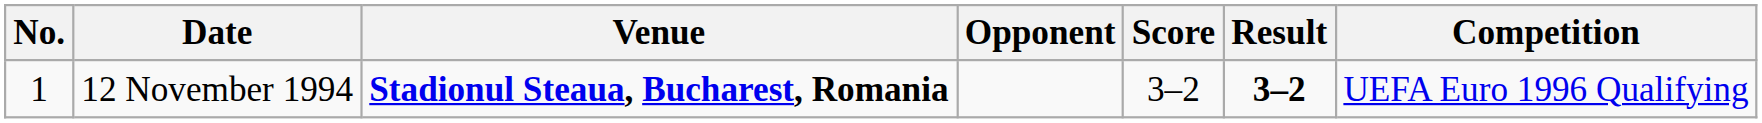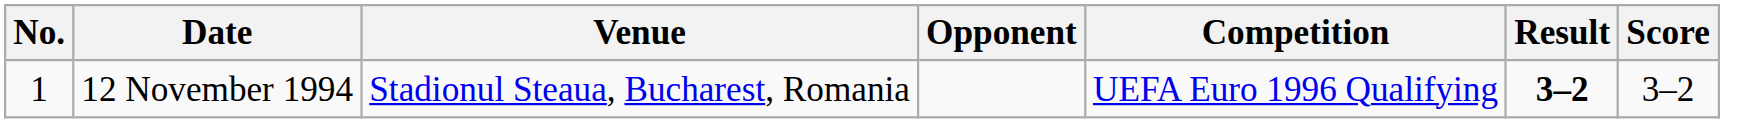columns swapped: (1173, 32) <-> (1546, 32)
(659, 88) bold -> (640, 88) normal
